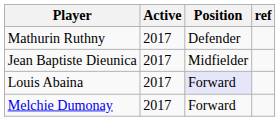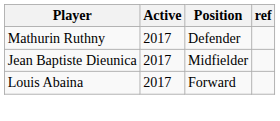(212, 82) lavender background -> (212, 82) no background
- row: (60, 104)
